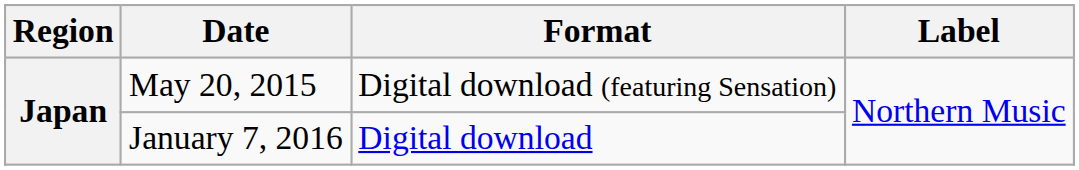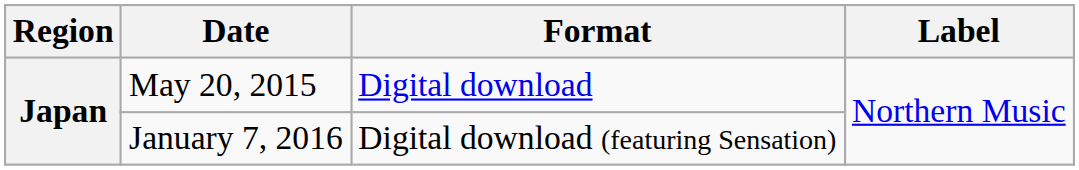(597, 84) Digital download (featuring Sensation) -> (475, 84) Digital download
(475, 137) Digital download -> (597, 137) Digital download (featuring Sensation)
